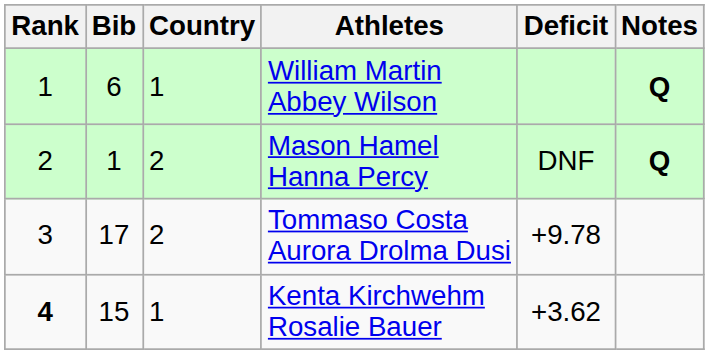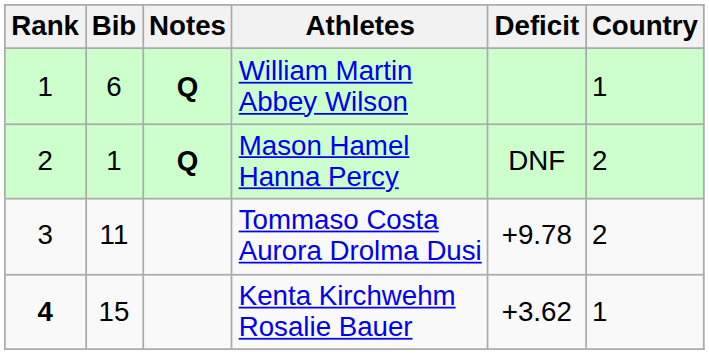columns swapped: (202, 26) <-> (660, 26)
(114, 235) 17 -> (114, 235) 11
